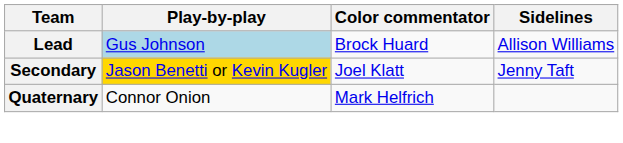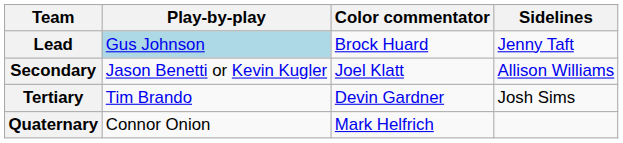(556, 44) Allison Williams -> (536, 44) Jenny Taft
(216, 71) gold background -> (216, 71) no background
(536, 71) Jenny Taft -> (556, 71) Allison Williams
+ row: (53, 97)
